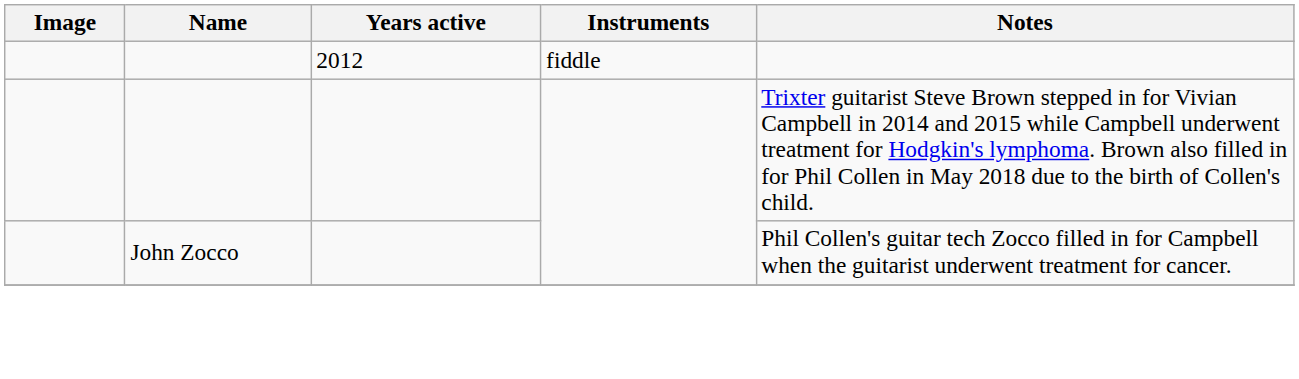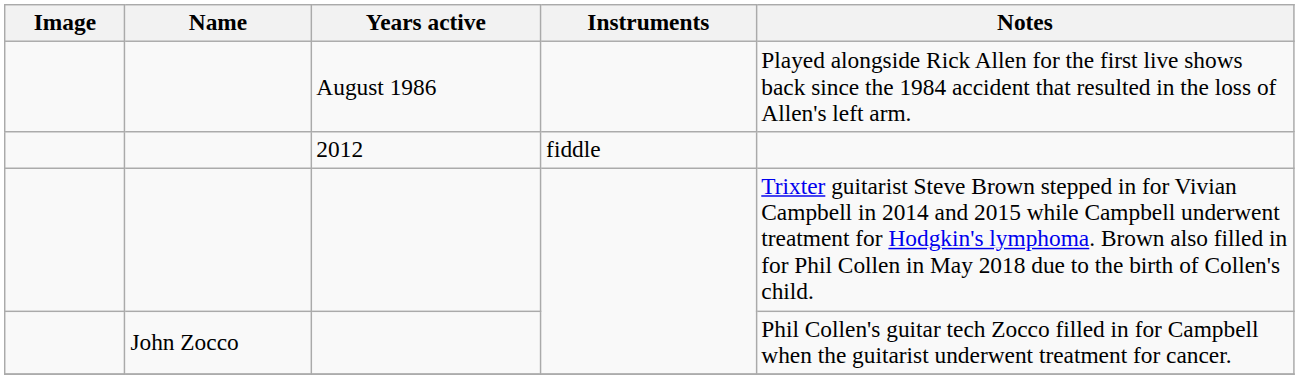+ row: (218, 87)
